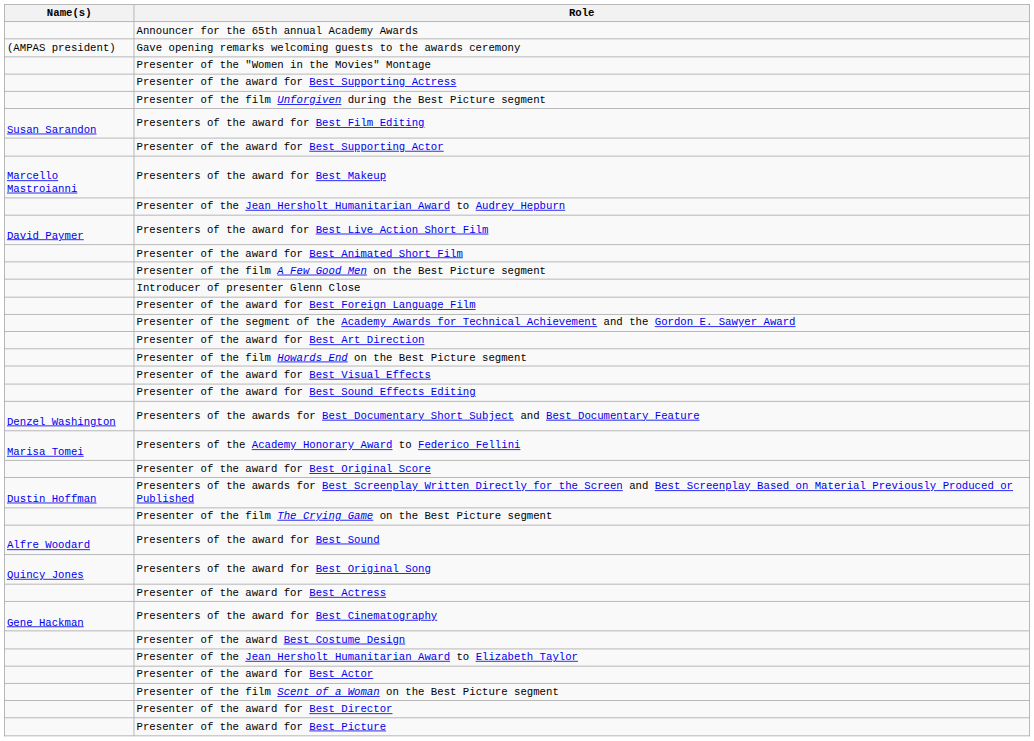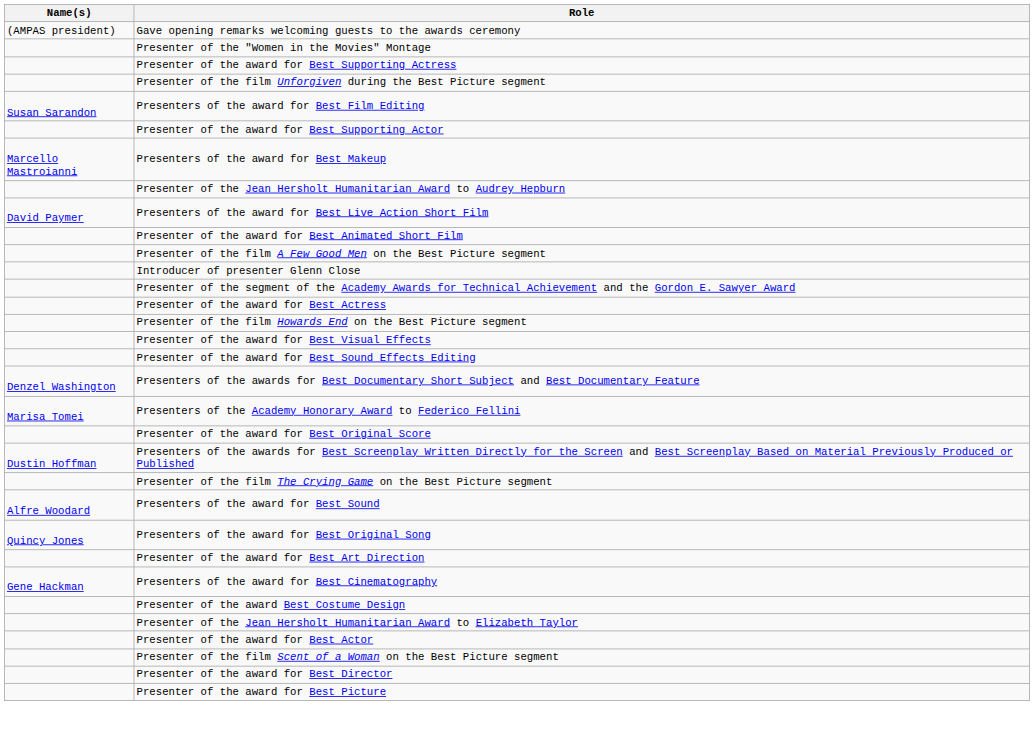- row: (277, 30)
- row: (306, 306)
rows swapped: (281, 340) <-> (261, 593)
